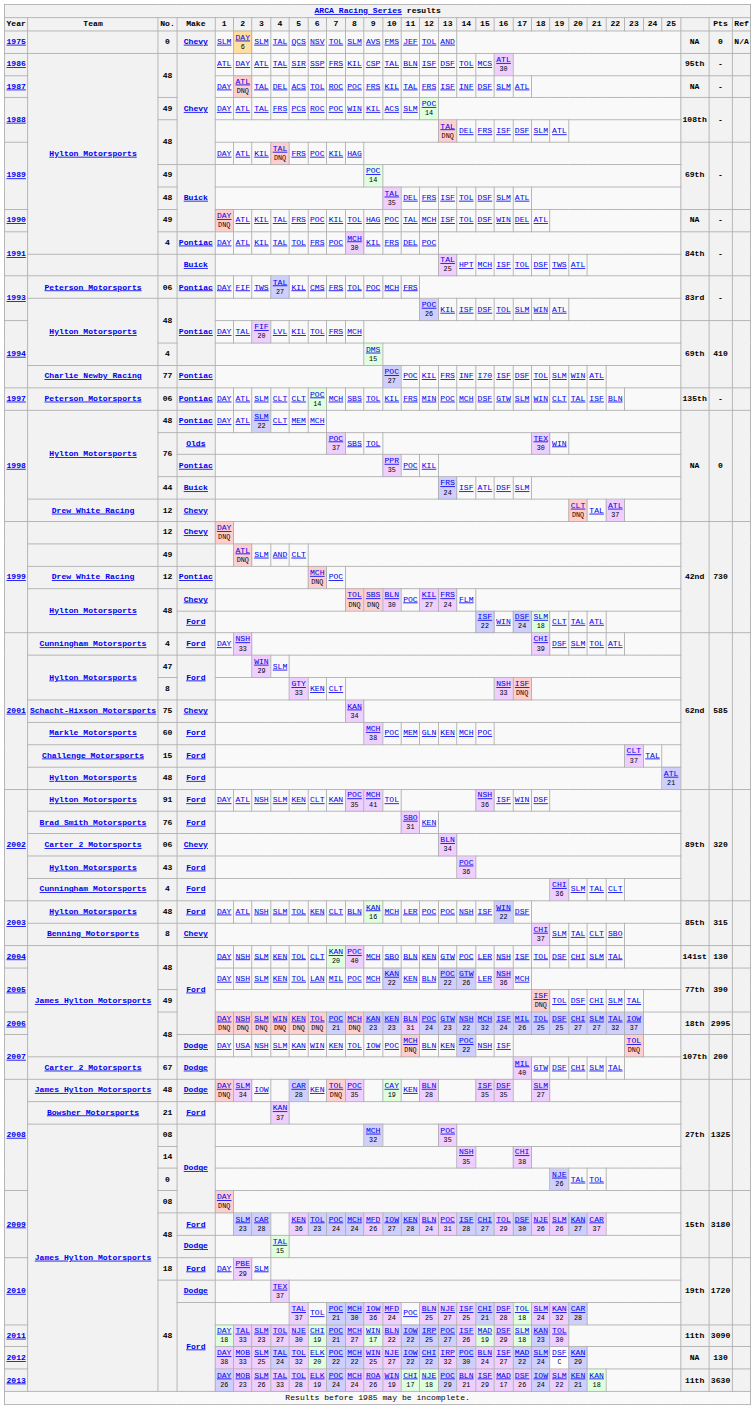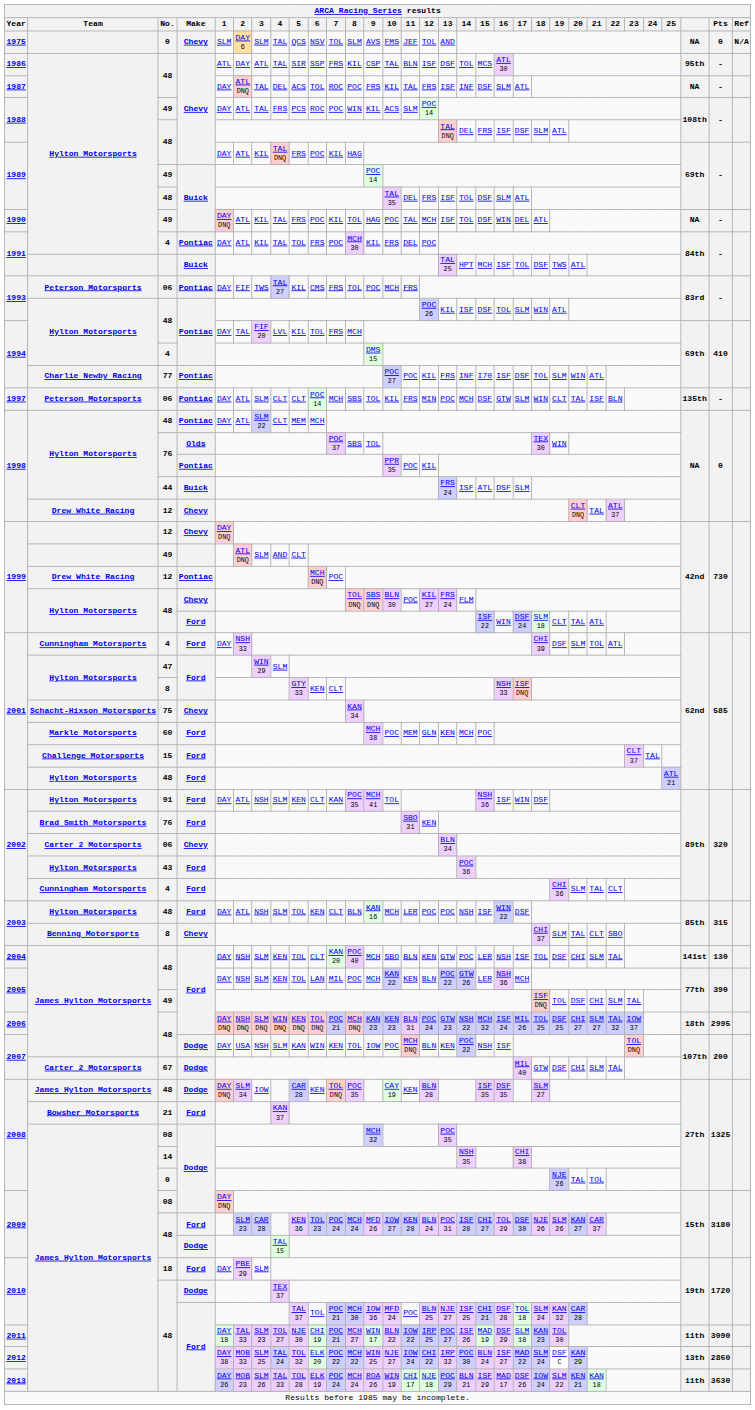(410, 1357) IOW 22 -> (410, 1357) IOW 24
(695, 1358) NA -> (695, 1358) 13th
(721, 1358) 130 -> (721, 1358) 2860
